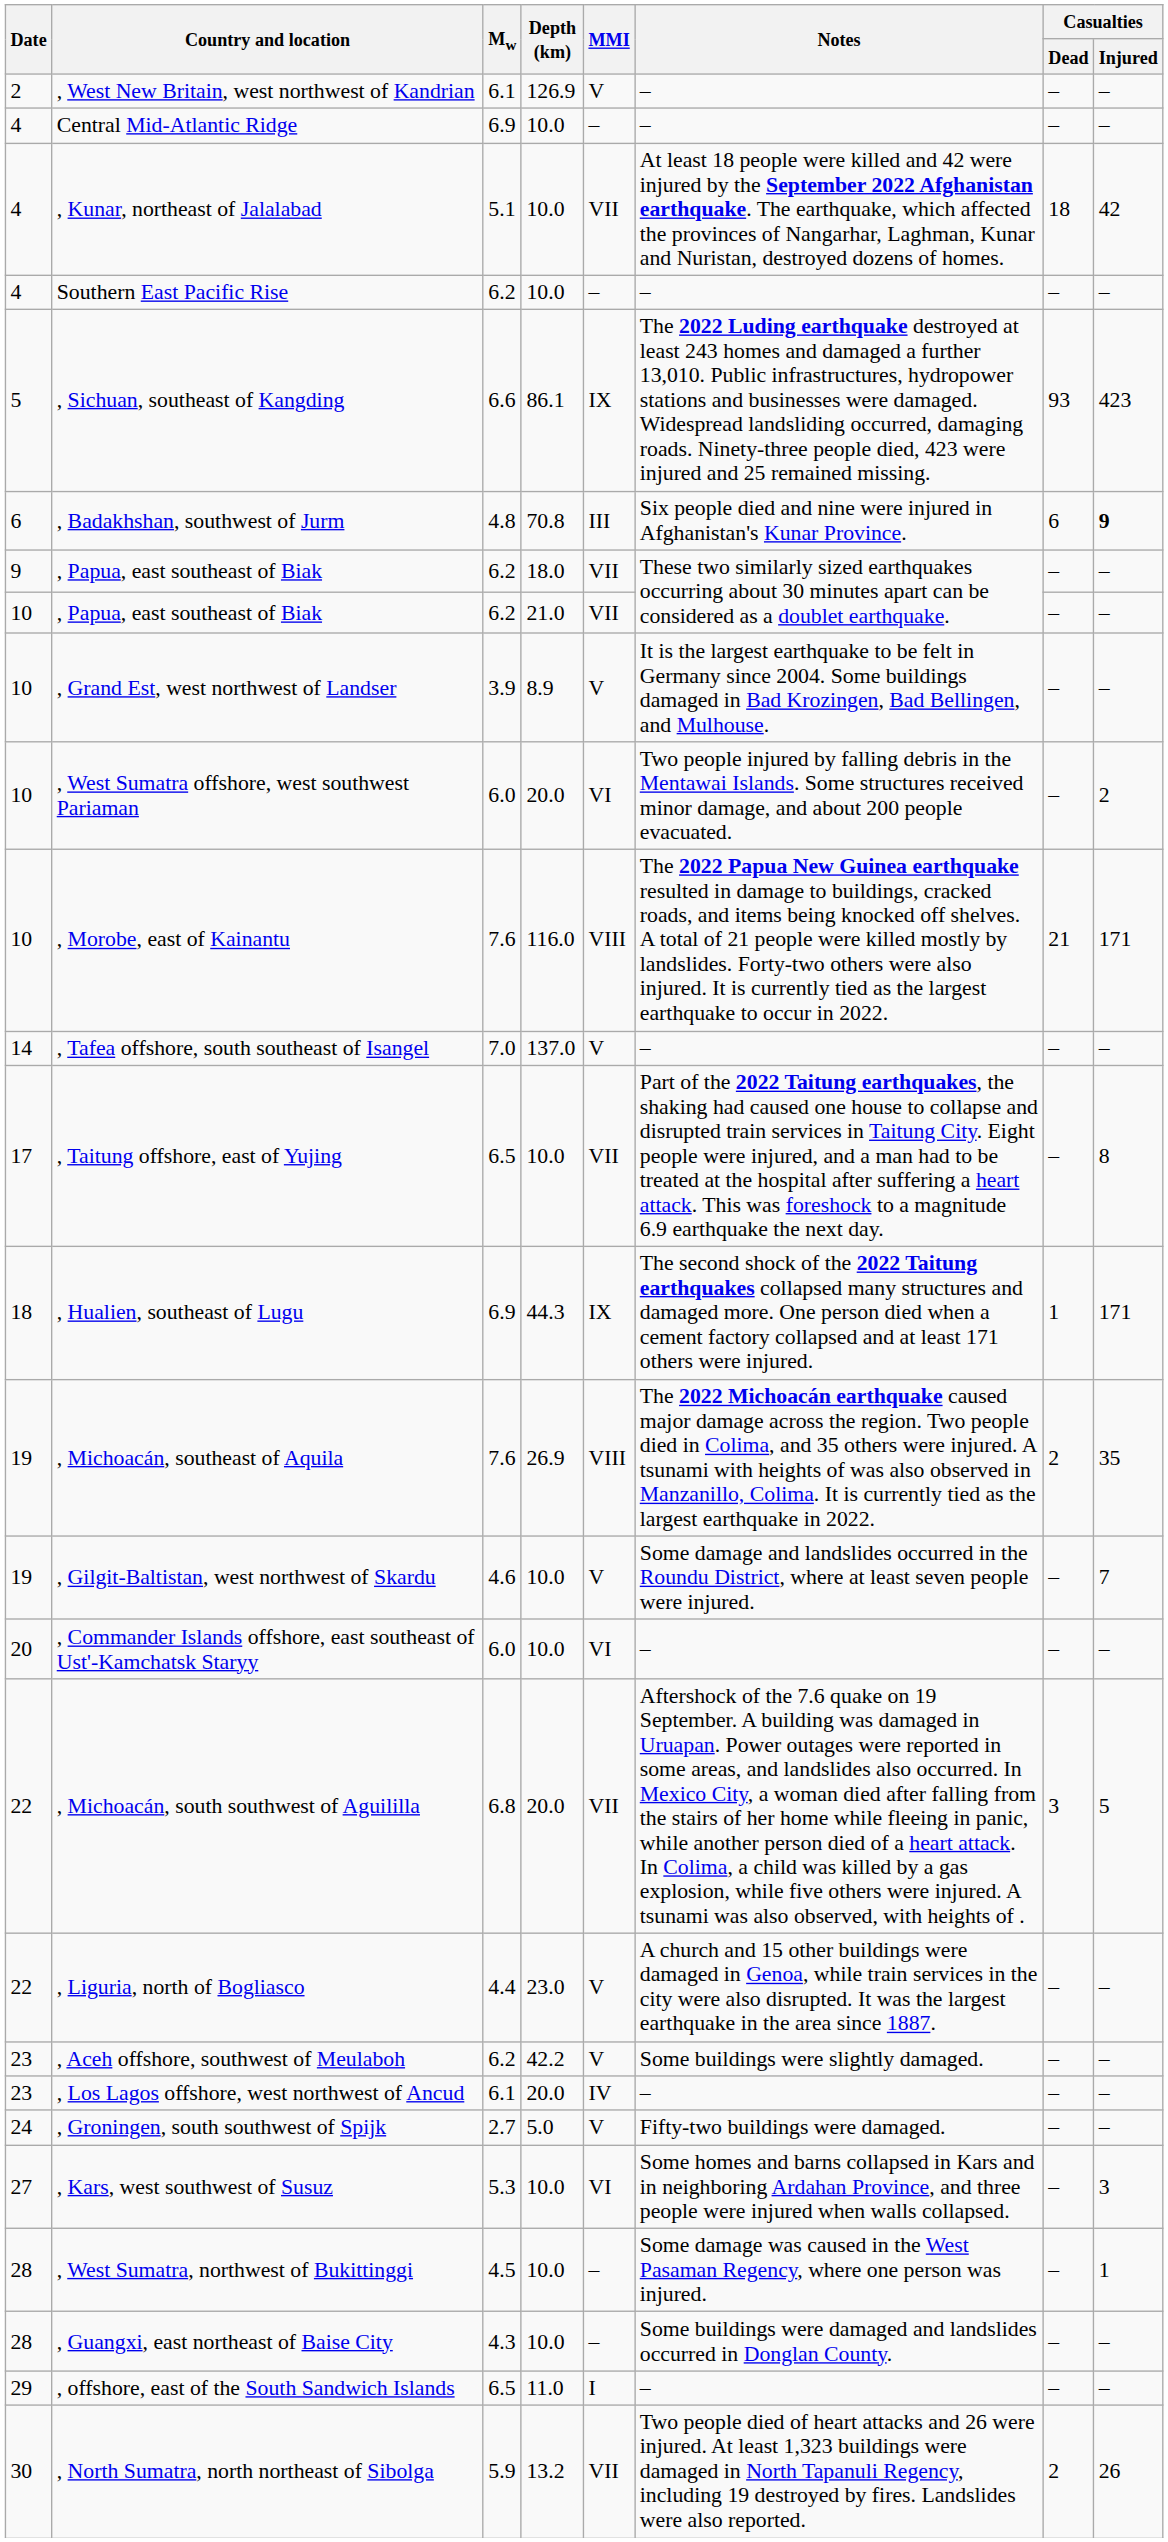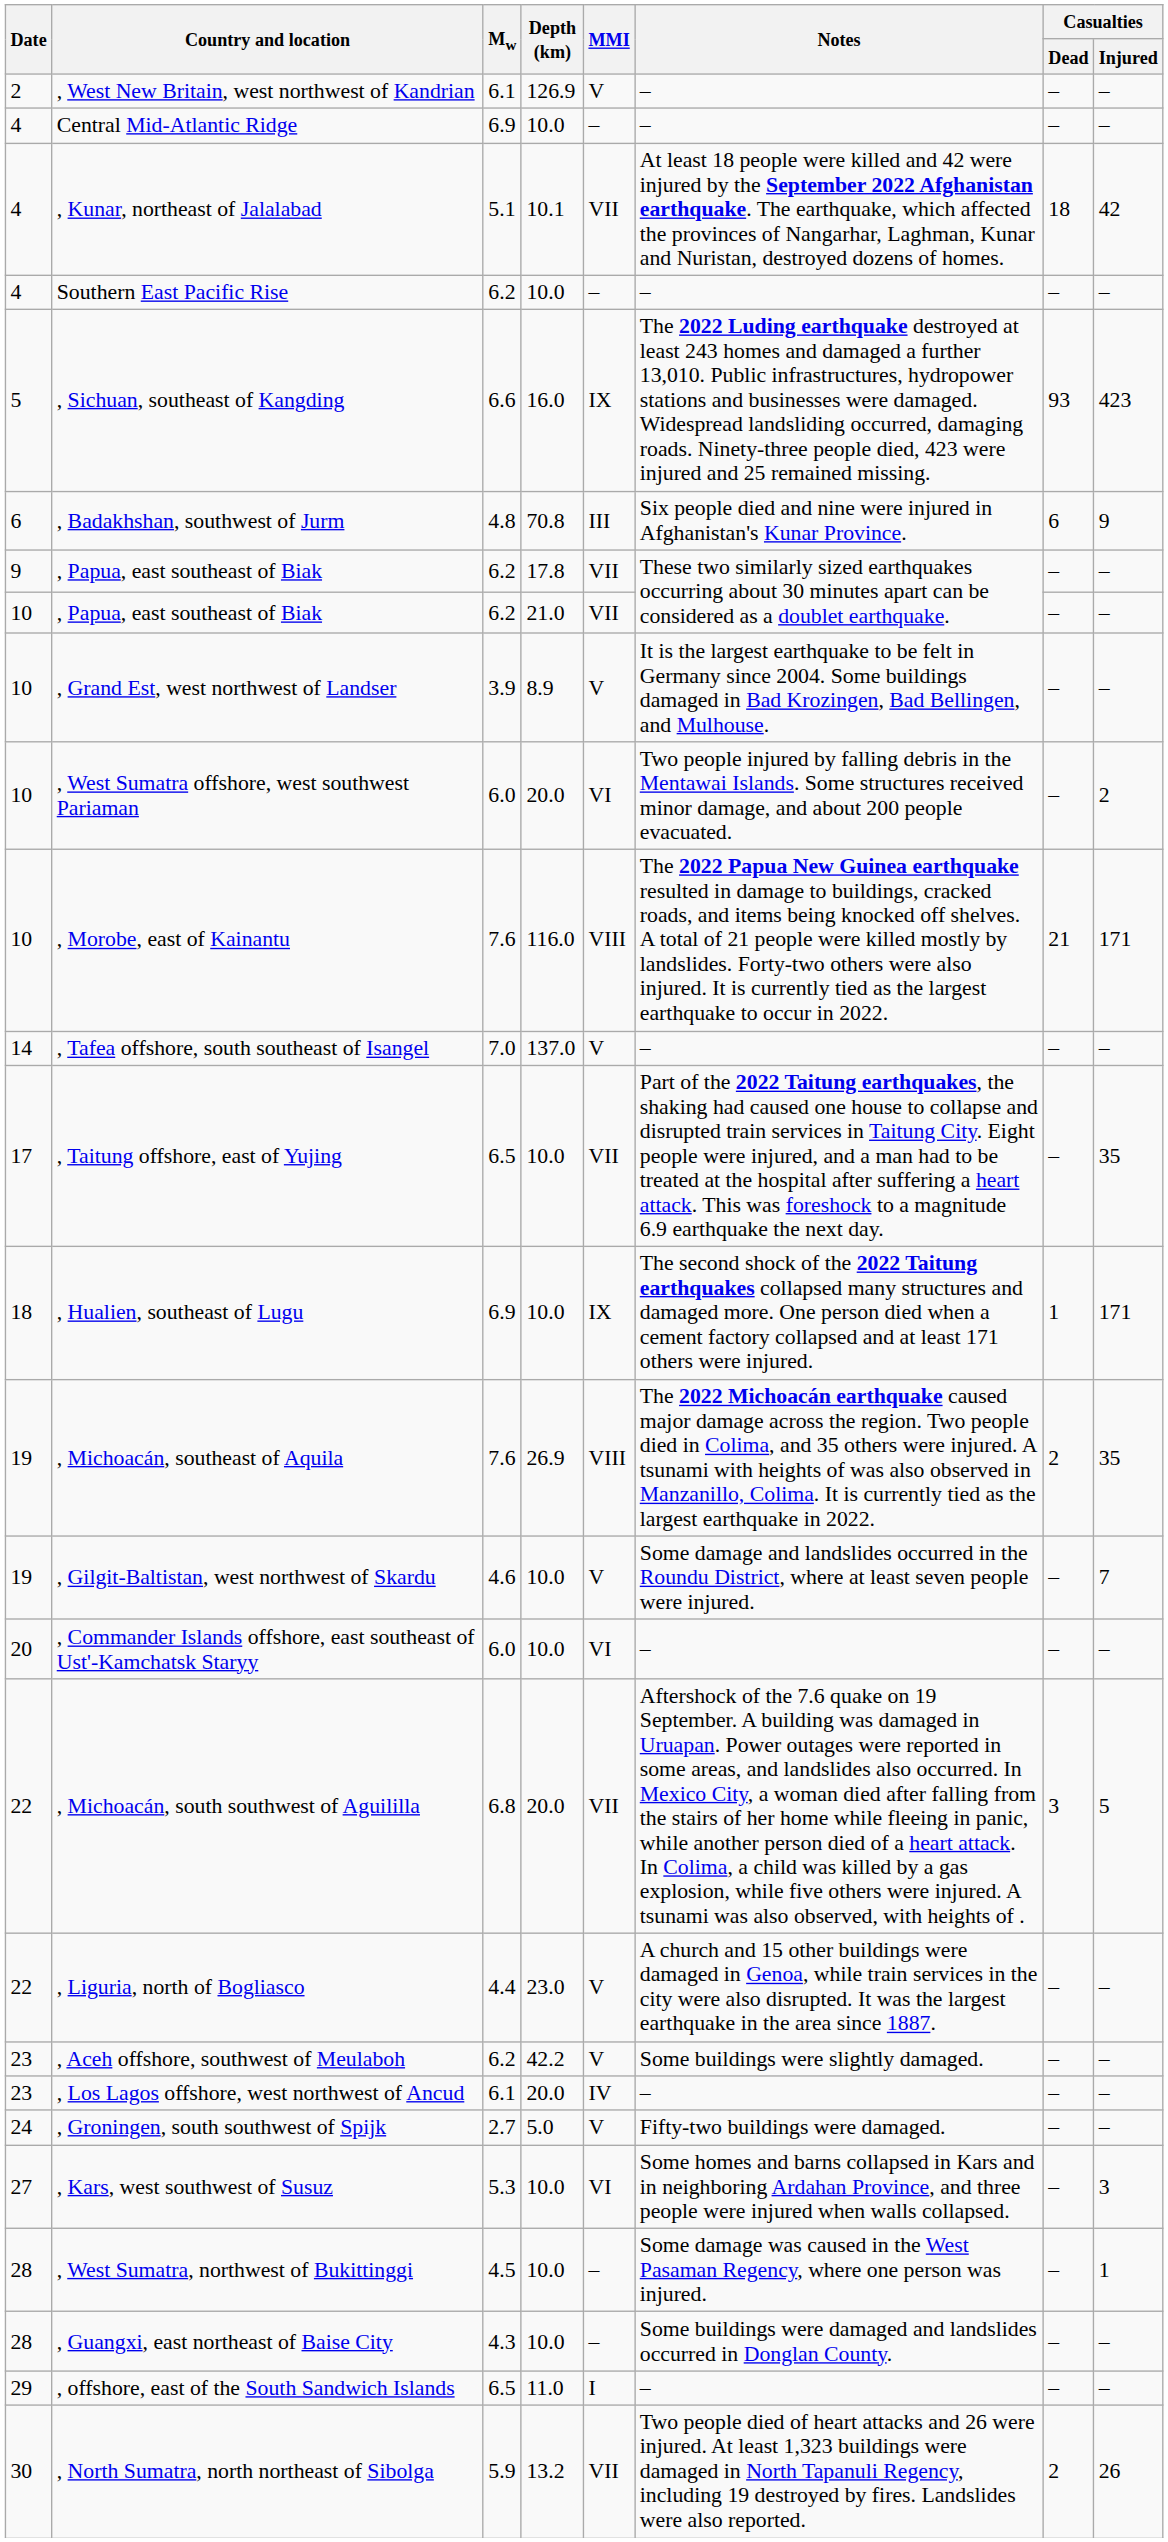(545, 208) 10.0 -> (545, 208) 10.1
(545, 400) 86.1 -> (545, 400) 16.0
(1104, 520) bold -> (1104, 520) normal
(545, 570) 18.0 -> (545, 570) 17.8
(1104, 1155) 8 -> (1110, 1155) 35
(545, 1312) 44.3 -> (545, 1312) 10.0
